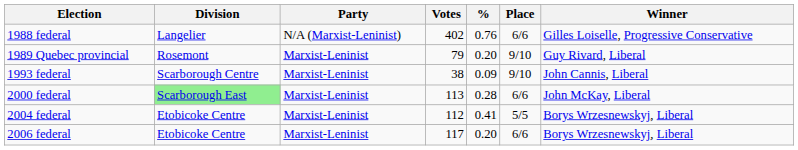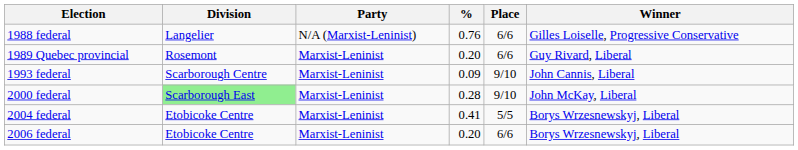- column: (446, 14)
(520, 54) 9/10 -> (505, 54) 6/6
(520, 94) 6/6 -> (505, 94) 9/10
